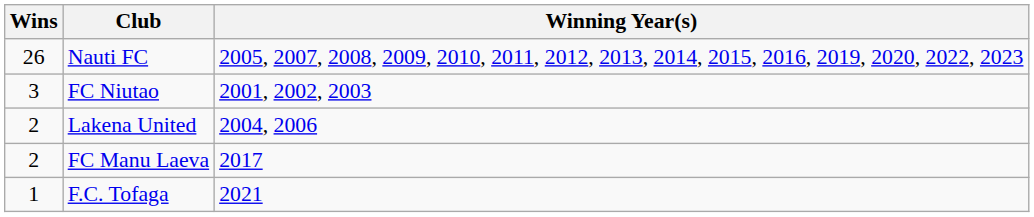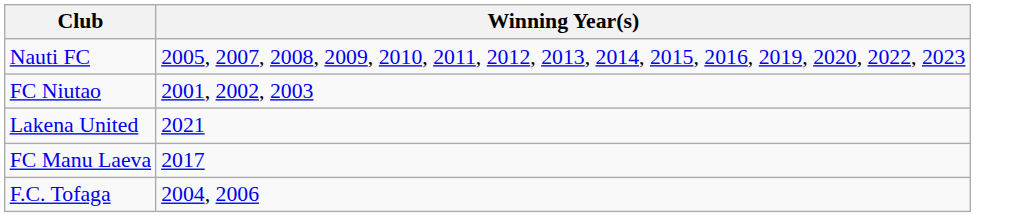- column: (34, 21)
(268, 125) 2004, 2006 -> (183, 125) 2021
(241, 194) 2021 -> (210, 194) 2004, 2006
